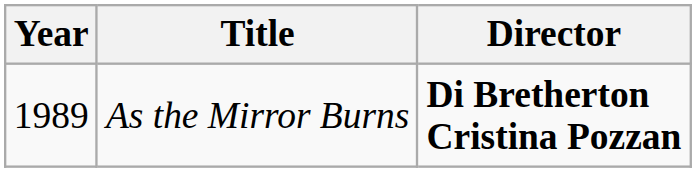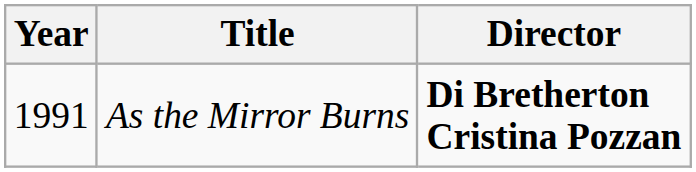(51, 114) 1989 -> (51, 114) 1991
